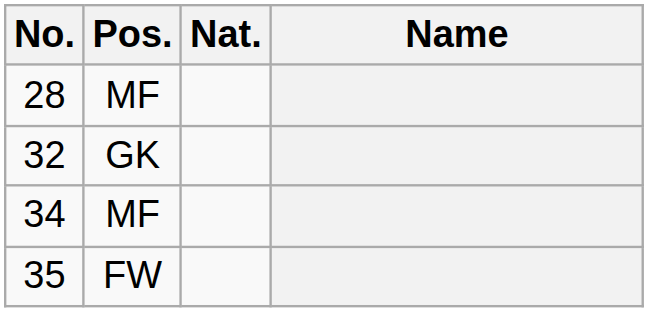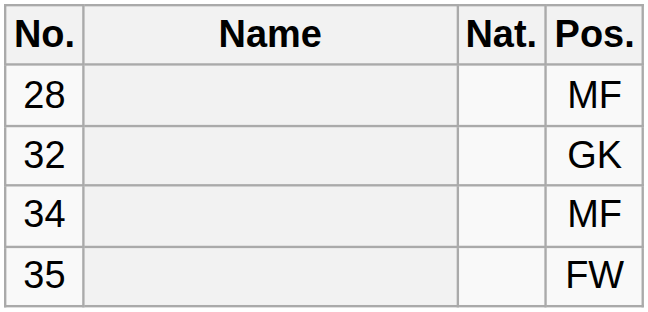columns swapped: (133, 34) <-> (457, 34)
